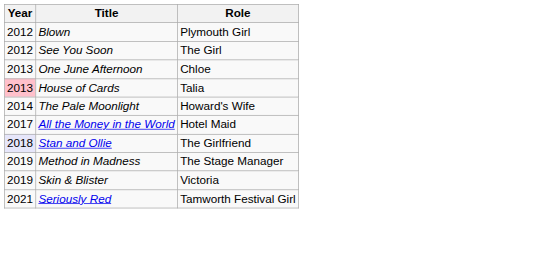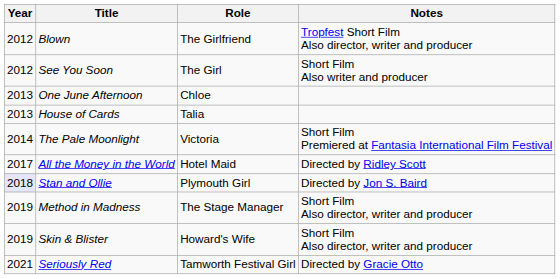+ column: (427, 13)
(215, 32) Plymouth Girl -> (216, 38) The Girlfriend
(20, 87) pink background -> (20, 114) no background
(218, 106) Howard's Wife -> (200, 139) Victoria
(216, 143) The Girlfriend -> (215, 182) Plymouth Girl
(200, 180) Victoria -> (218, 239) Howard's Wife
